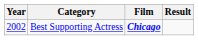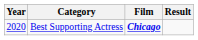(16, 27) 2002 -> (16, 27) 2020
